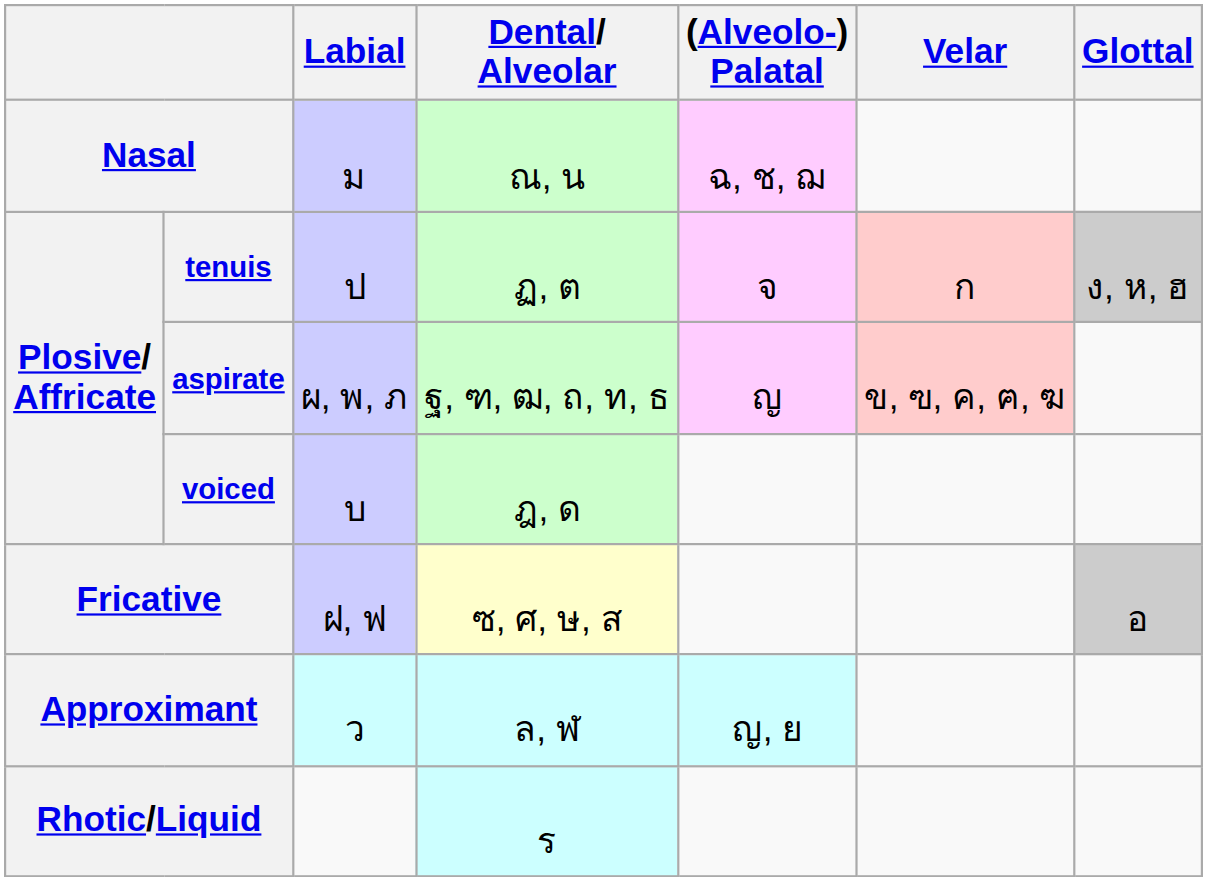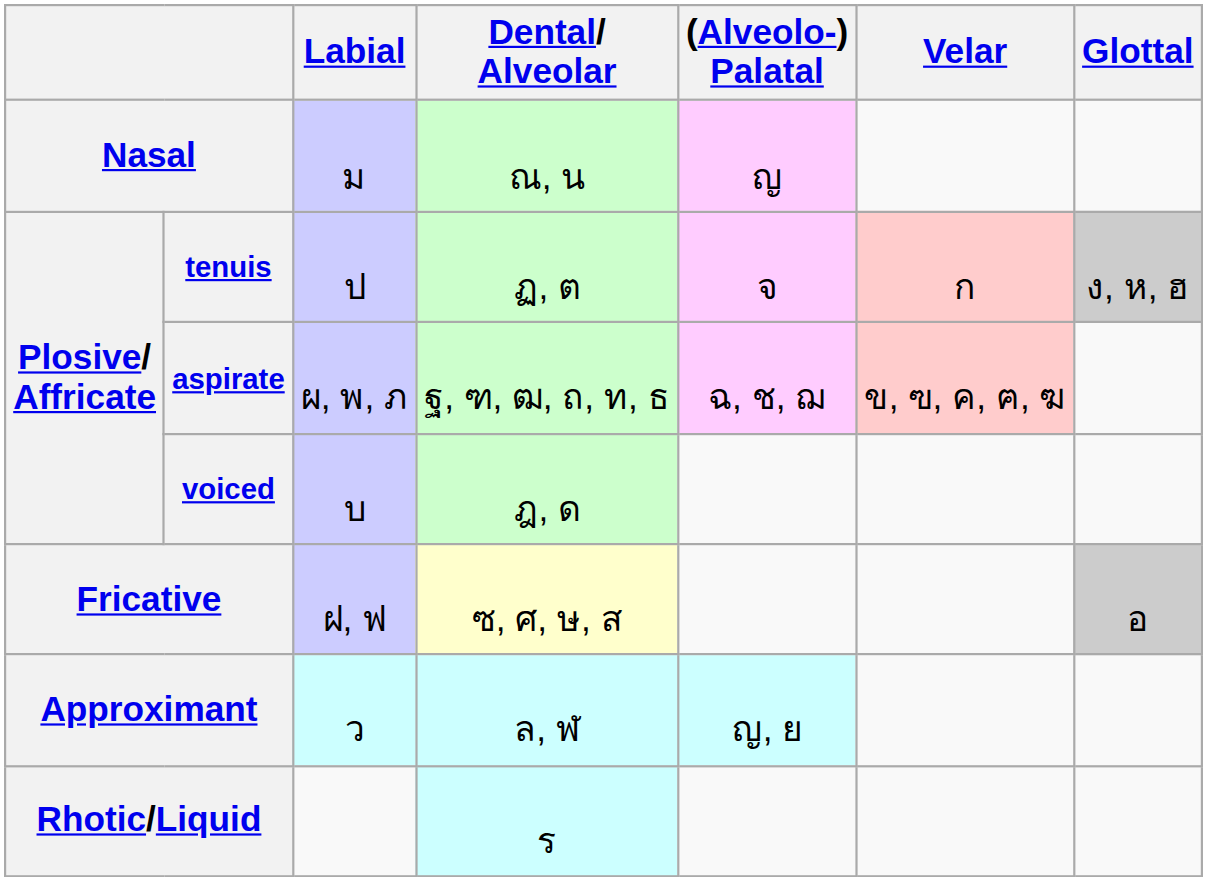(767, 176) ฉ, ช, ฌ -> (767, 176) ญ
(767, 397) ญ -> (767, 397) ฉ, ช, ฌ
